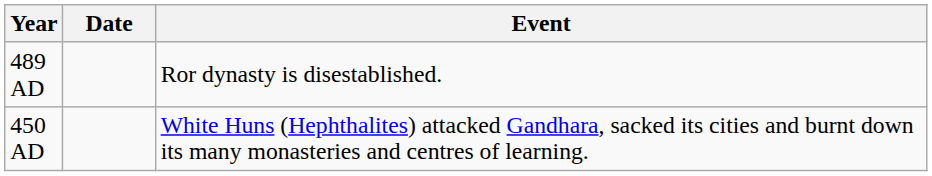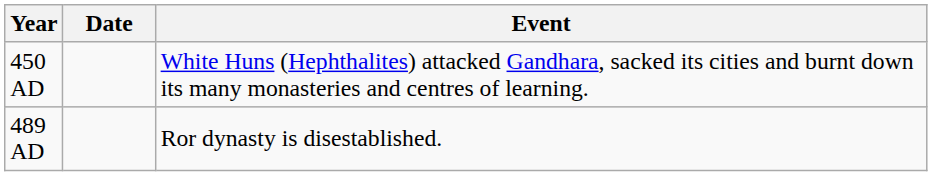rows swapped: (28, 138) <-> (28, 74)
